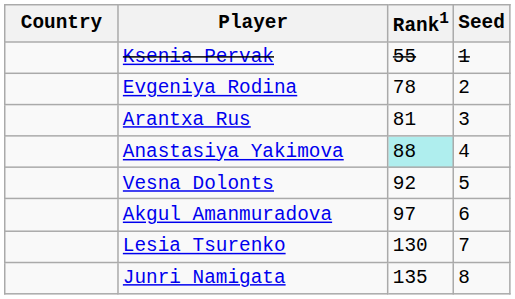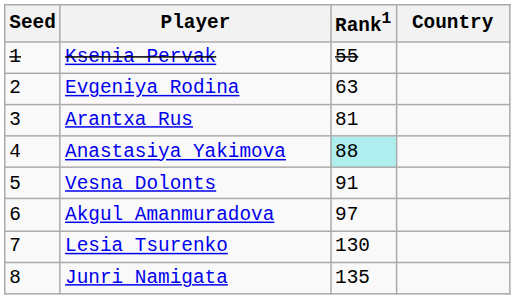columns swapped: (61, 23) <-> (482, 23)
(404, 89) 78 -> (347, 89) 63
(404, 183) 92 -> (347, 183) 91
